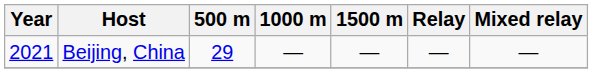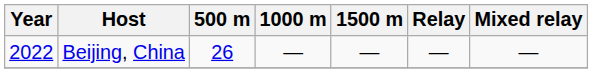(31, 51) 2021 -> (31, 51) 2022
(222, 51) 29 -> (222, 51) 26
